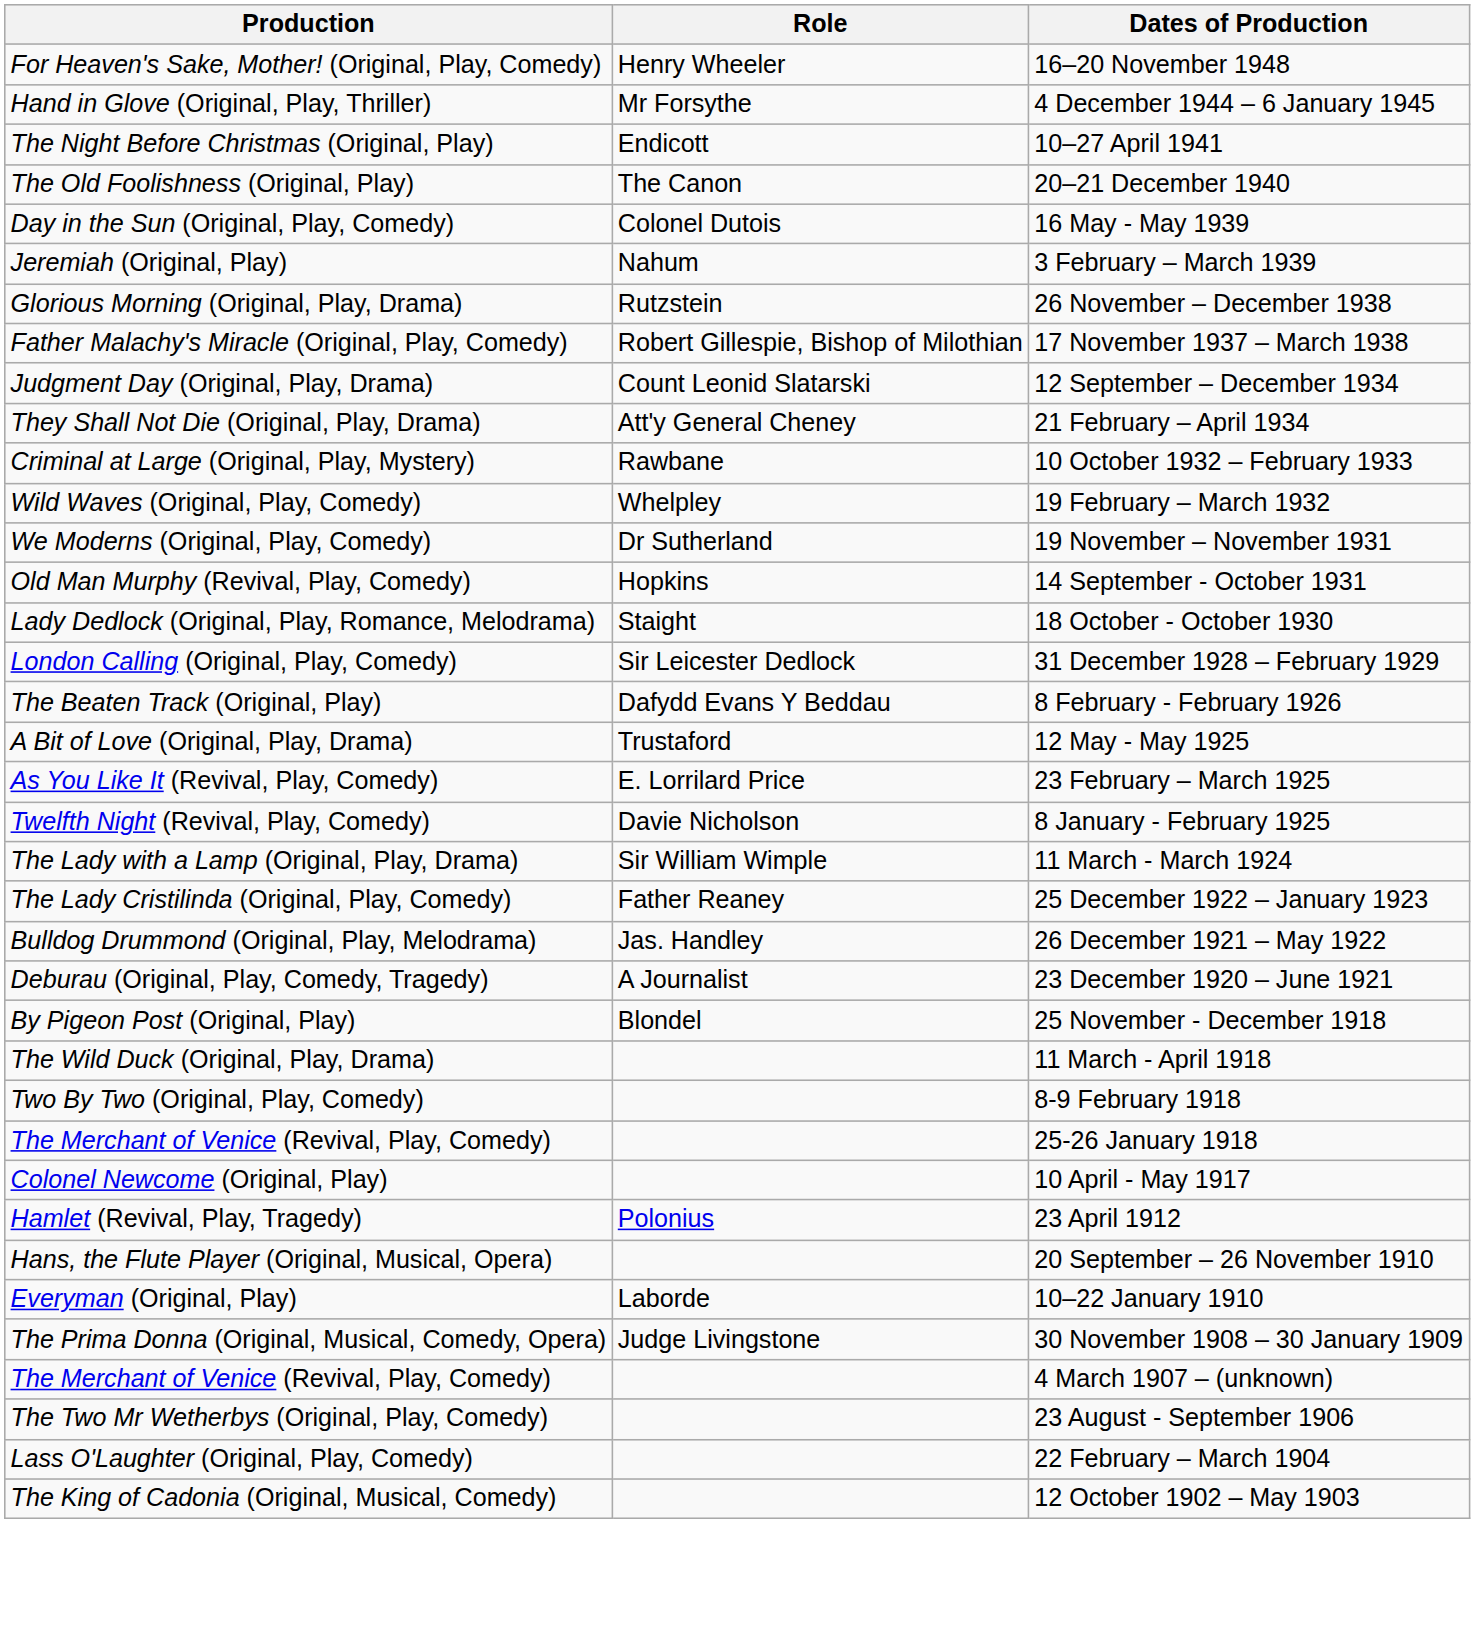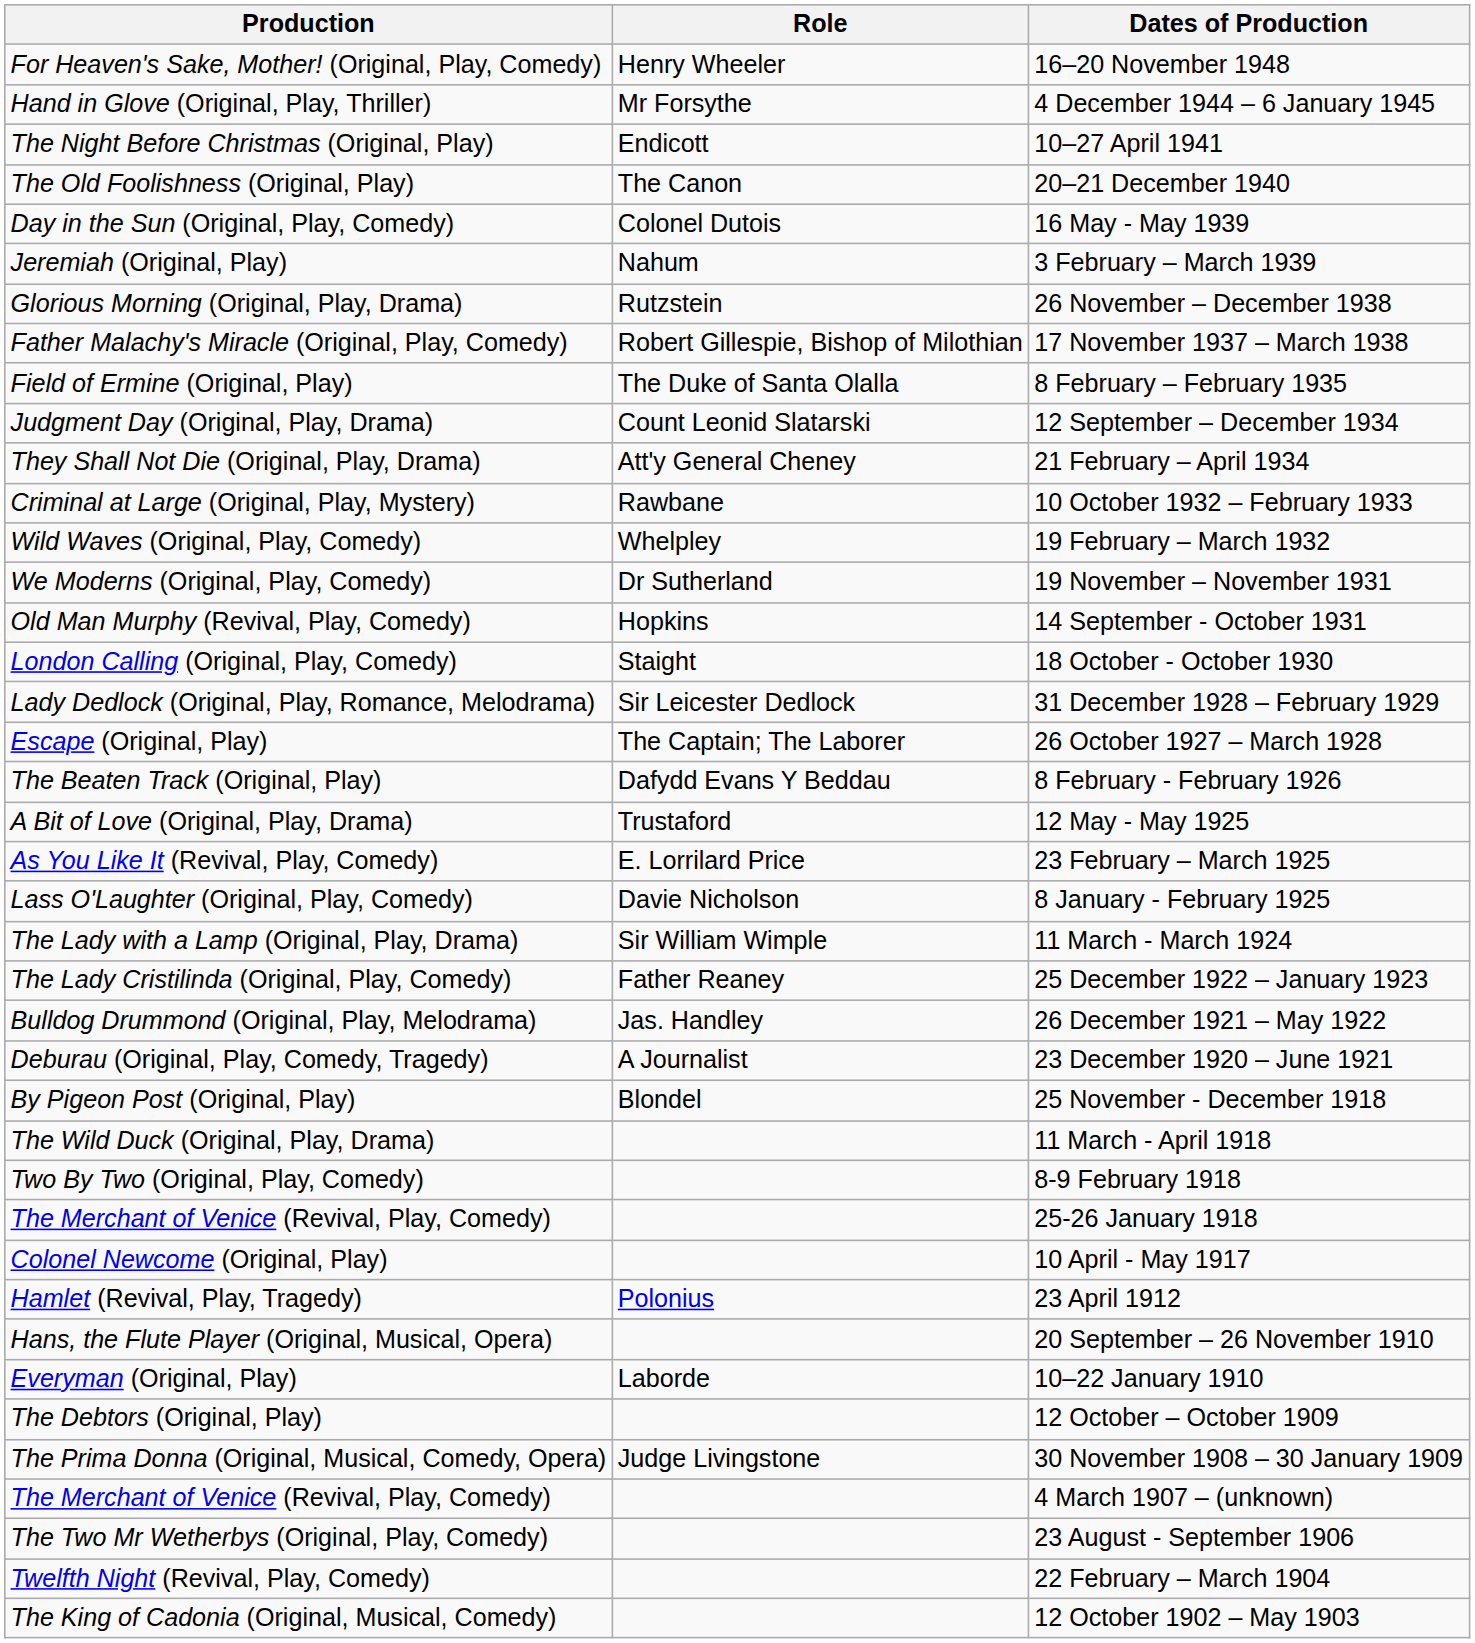+ row: (1191, 382)
(303, 622) Lady Dedlock (Original, Play, Romance, Melodrama) -> (234, 661) London Calling (Original, Play, Comedy)
(234, 661) London Calling (Original, Play, Comedy) -> (303, 701) Lady Dedlock (Original, Play, Romance, Melodrama)
+ row: (1208, 741)
(220, 821) Twelfth Night (Revival, Play, Comedy) -> (242, 900) Lass O'Laughter (Original, Play, Comedy)
+ row: (1187, 1418)
(242, 1458) Lass O'Laughter (Original, Play, Comedy) -> (220, 1578) Twelfth Night (Revival, Play, Comedy)
